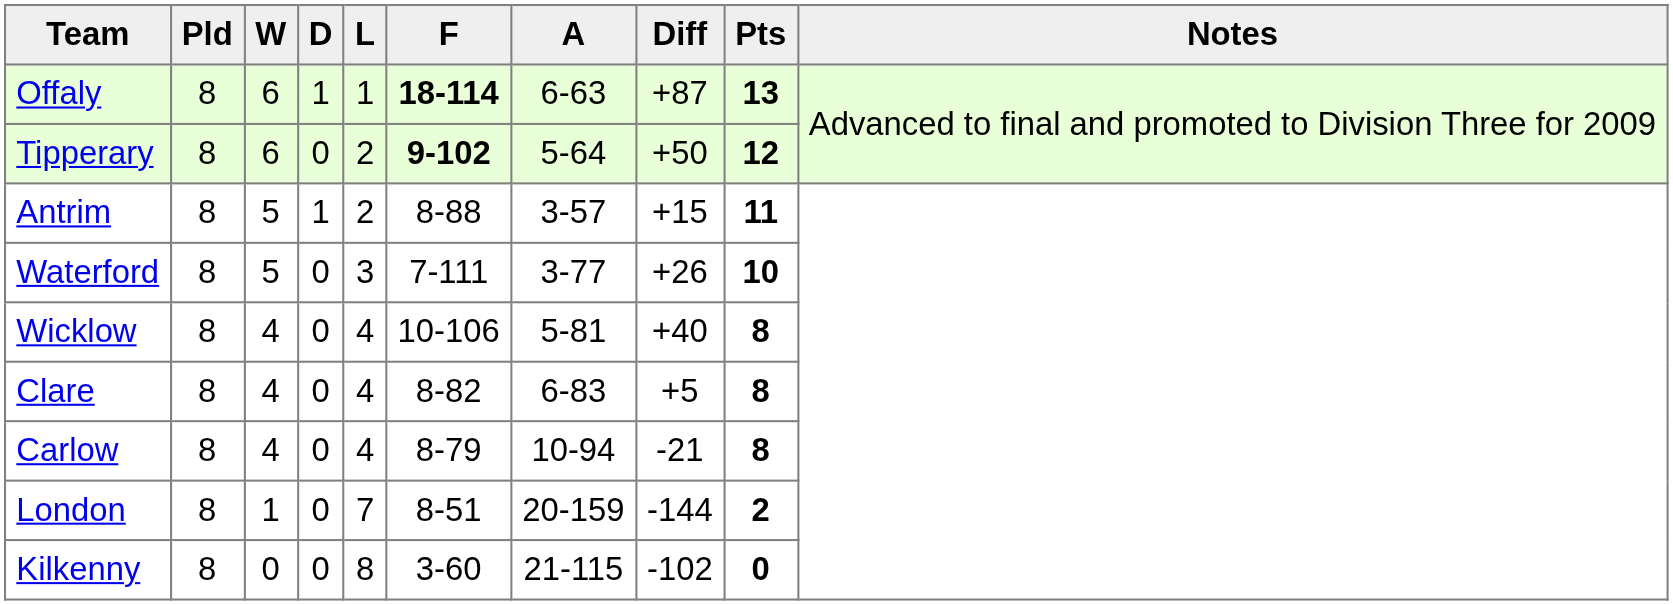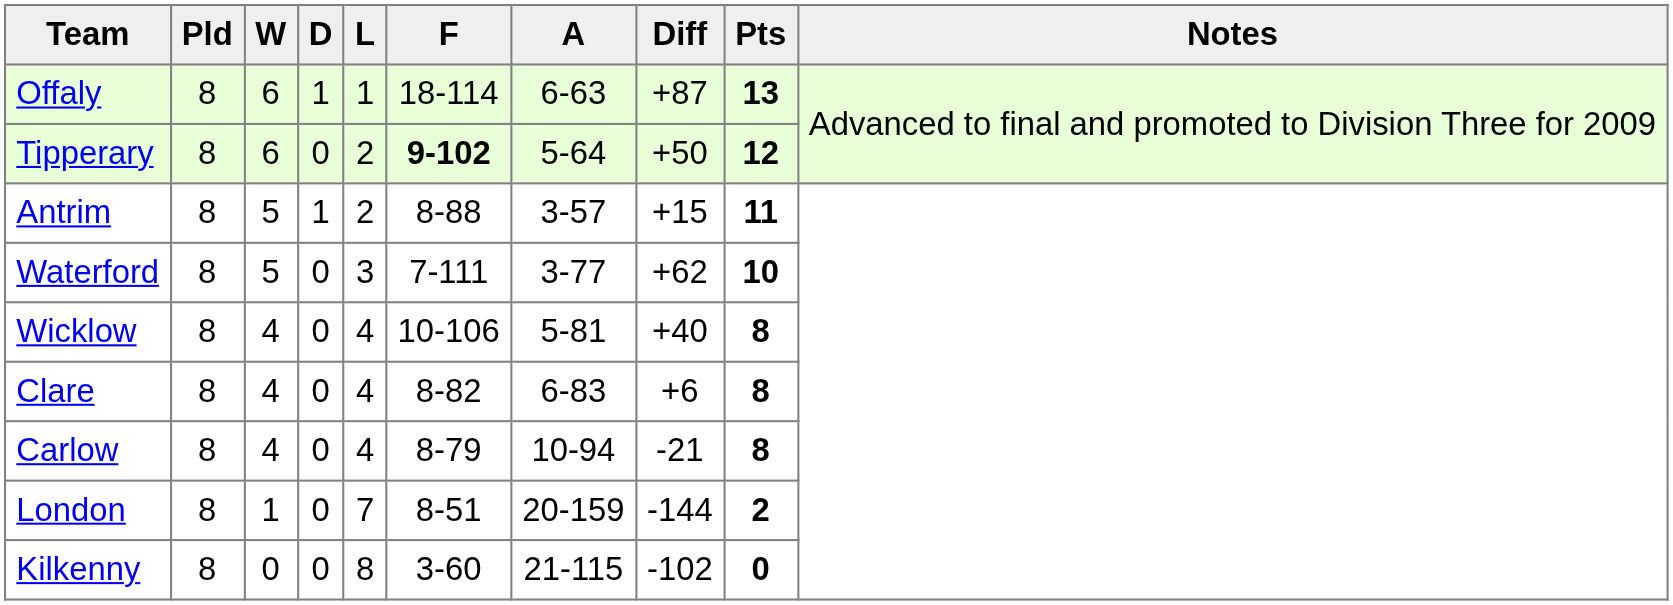(449, 93) bold -> (449, 93) normal
(680, 272) +26 -> (680, 272) +62
(680, 390) +5 -> (680, 390) +6
